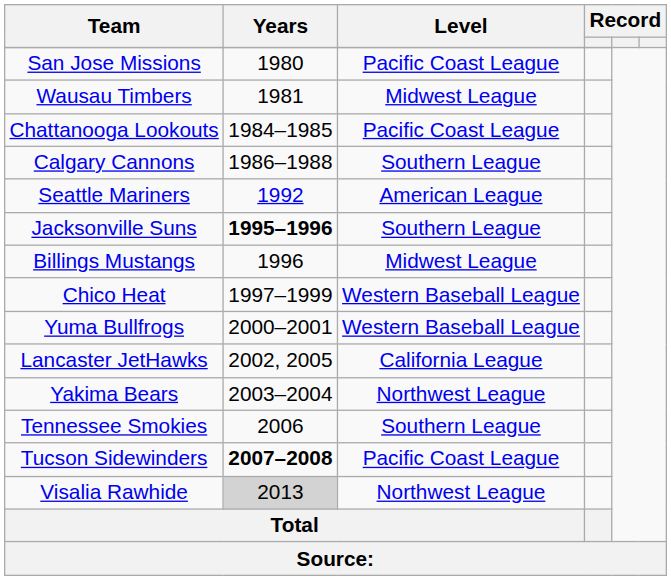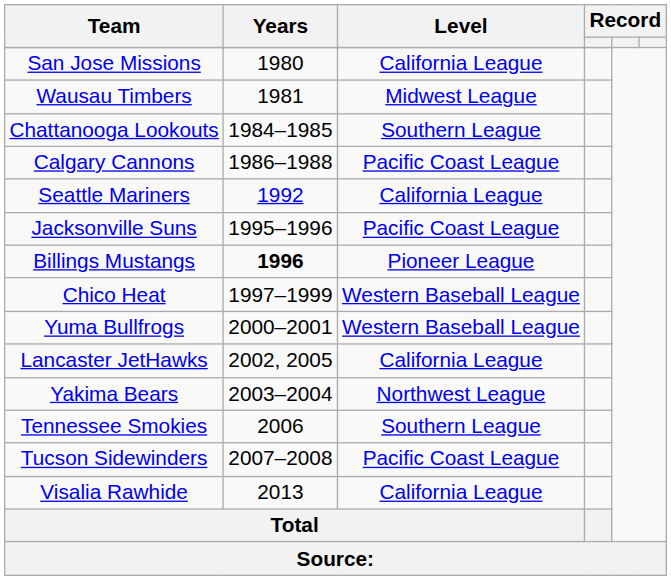(461, 63) Pacific Coast League -> (461, 63) California League
(461, 129) Pacific Coast League -> (461, 129) Southern League
(461, 162) Southern League -> (461, 162) Pacific Coast League
(461, 195) American League -> (461, 195) California League
(280, 228) bold -> (280, 228) normal
(461, 228) Southern League -> (461, 228) Pacific Coast League
(280, 261) normal -> (280, 261) bold
(461, 261) Midwest League -> (461, 261) Pioneer League
(280, 459) bold -> (280, 459) normal
(280, 492) lightgrey background -> (280, 492) no background
(461, 492) Northwest League -> (461, 492) California League
